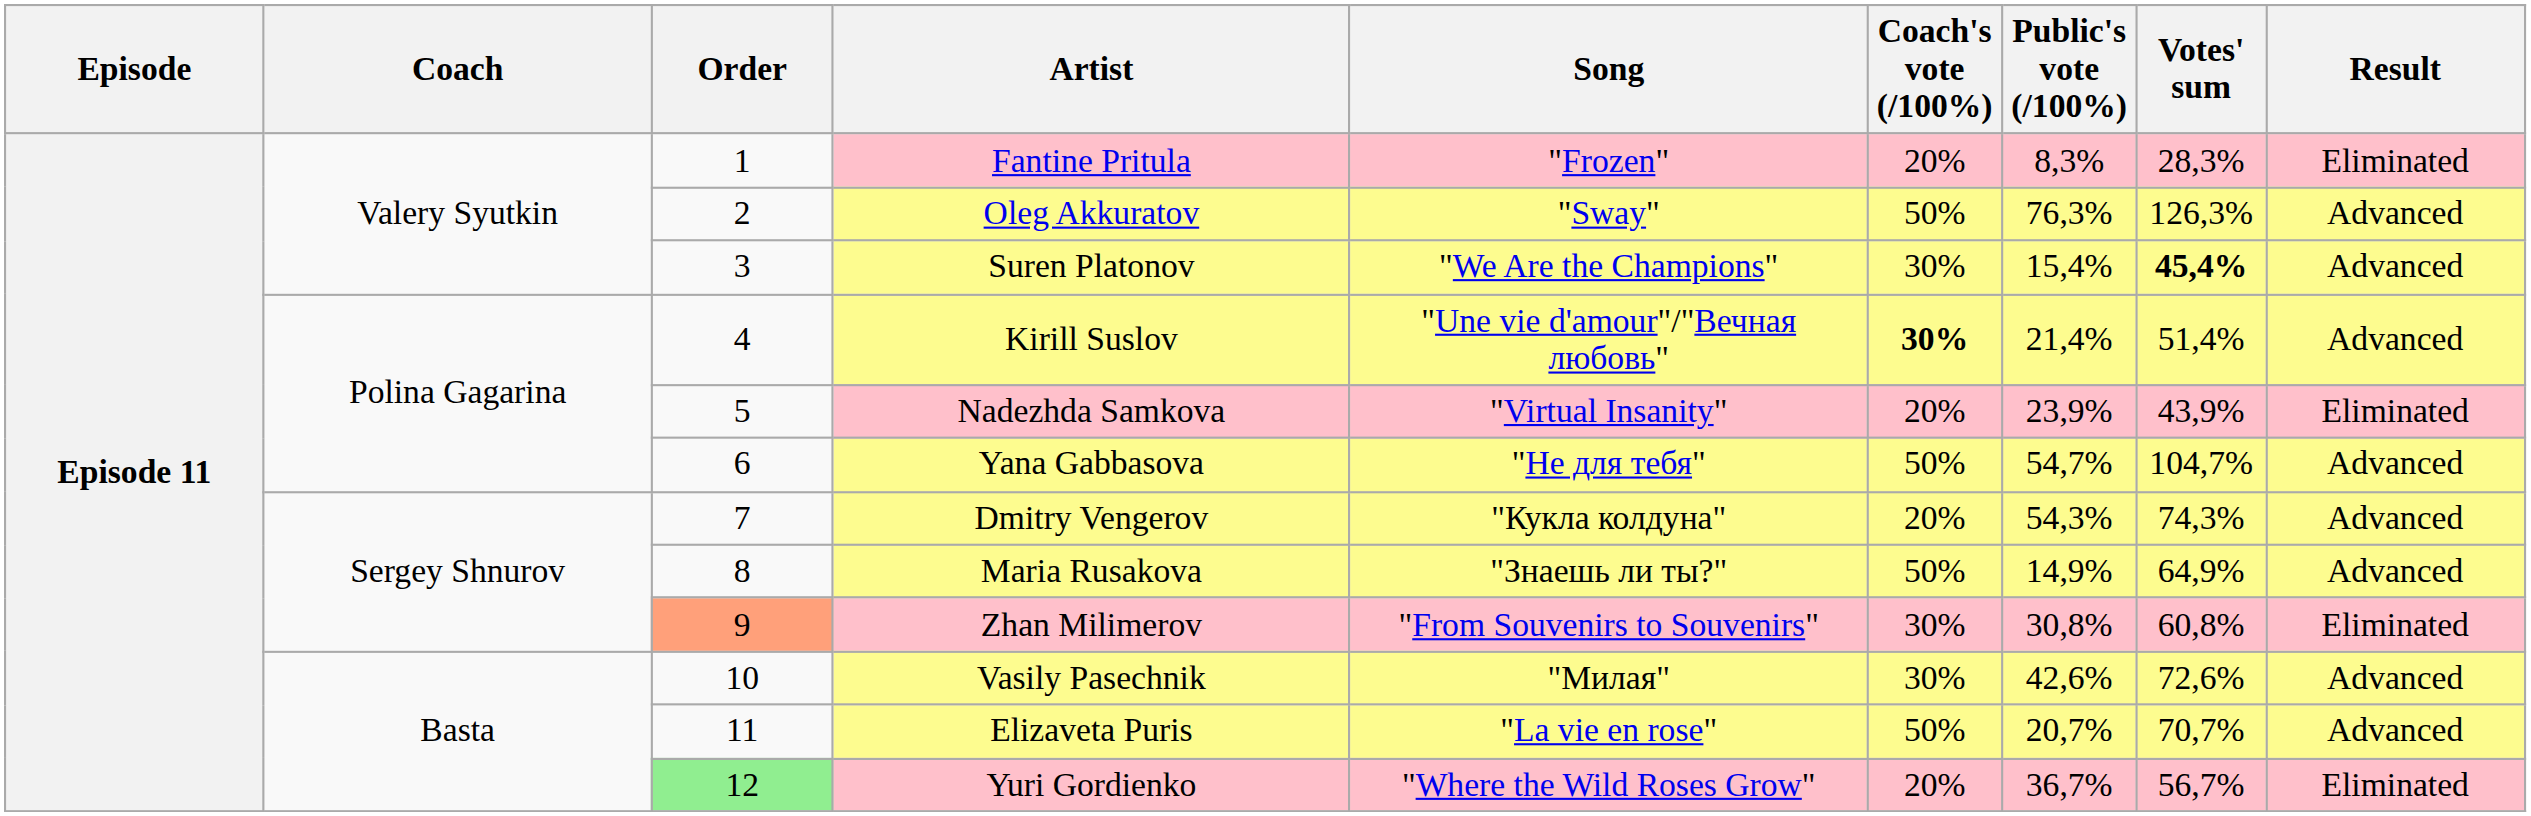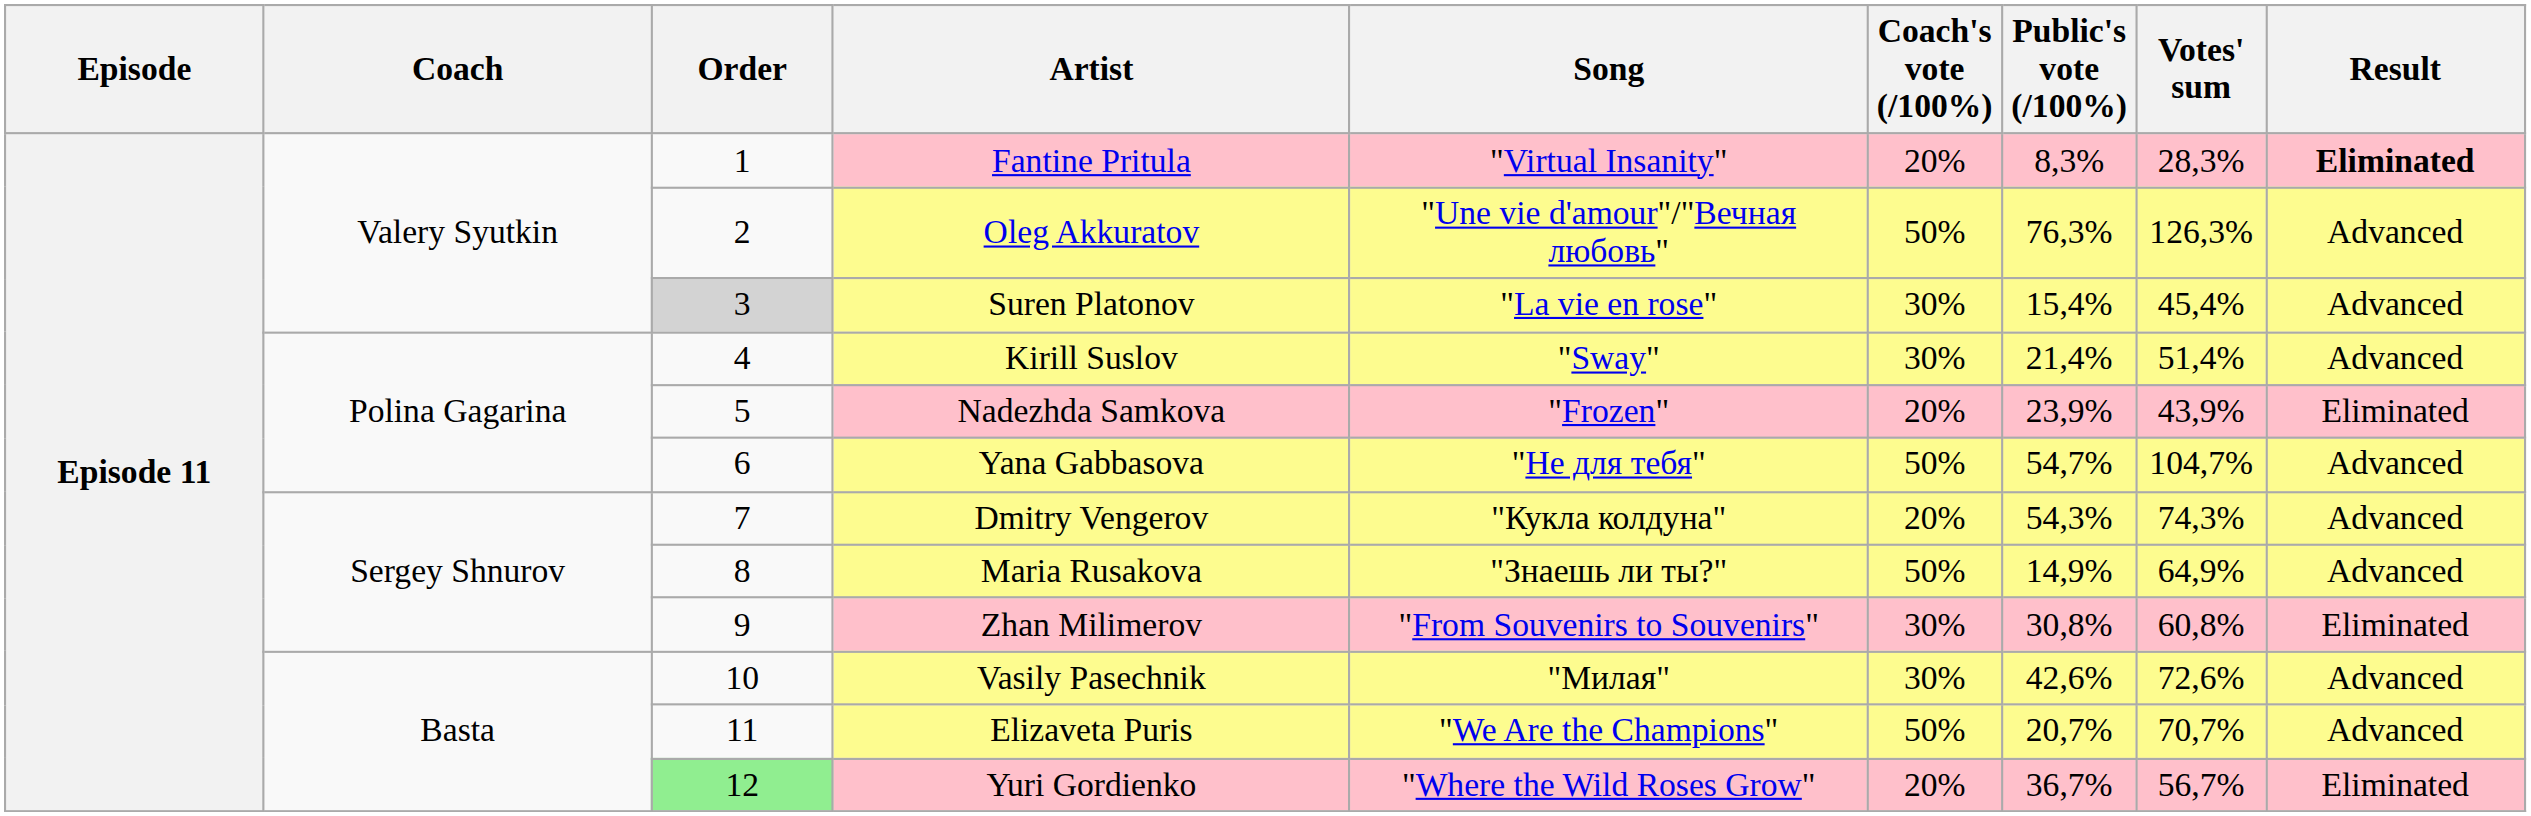(1609, 160) "Frozen" -> (1609, 160) "Virtual Insanity"
(2395, 160) normal -> (2395, 160) bold
(1609, 213) "Sway" -> (1609, 232) "Une vie d'amour"/"Вечная любовь"
(742, 266) no background -> (742, 304) lightgrey background
(1609, 266) "We Are the Champions" -> (1609, 304) "La vie en rose"
(2201, 266) bold -> (2201, 304) normal
(1609, 338) "Une vie d'amour"/"Вечная любовь" -> (1609, 357) "Sway"
(1935, 338) bold -> (1935, 357) normal
(1609, 410) "Virtual Insanity" -> (1609, 410) "Frozen"
(742, 624) lightsalmon background -> (742, 624) no background
(1609, 730) "La vie en rose" -> (1609, 730) "We Are the Champions"
